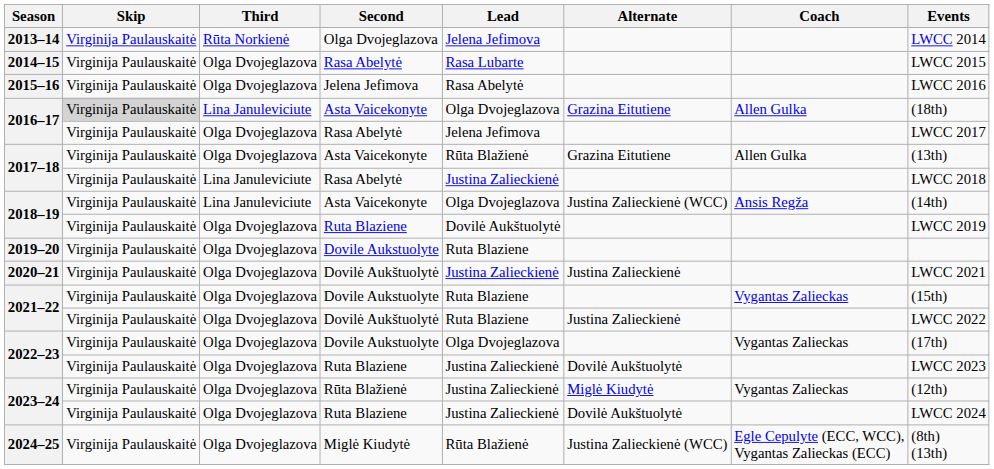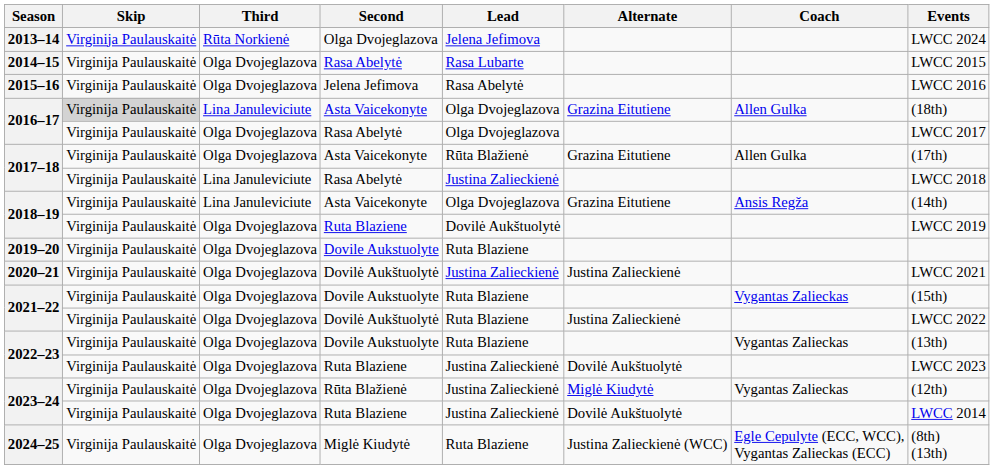(949, 39) LWCC 2014 -> (949, 39) LWCC 2024
(493, 132) Jelena Jefimova -> (503, 132) Olga Dvojeglazova
(929, 156) (13th) -> (929, 156) (17th)
(647, 202) Justina Zalieckienė (WCC) -> (619, 202) Grazina Eitutiene
(503, 343) Olga Dvojeglazova -> (487, 343) Ruta Blaziene
(929, 343) (17th) -> (929, 343) (13th)
(949, 413) LWCC 2024 -> (949, 413) LWCC 2014
(487, 444) Rūta Blažienė -> (487, 444) Ruta Blaziene
